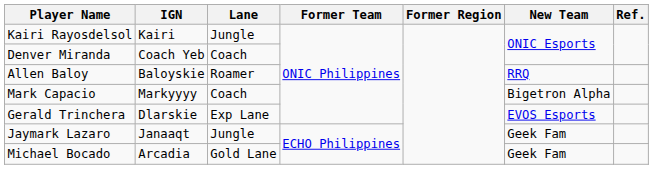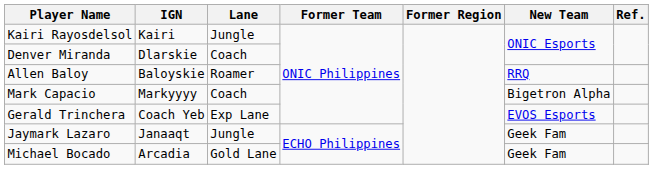(171, 54) Coach Yeb -> (168, 54) Dlarskie
(168, 114) Dlarskie -> (171, 114) Coach Yeb
